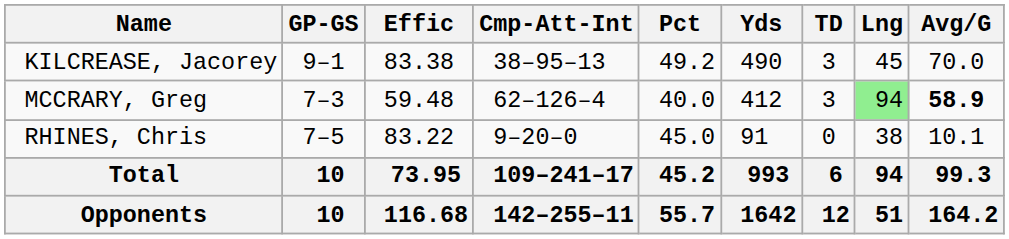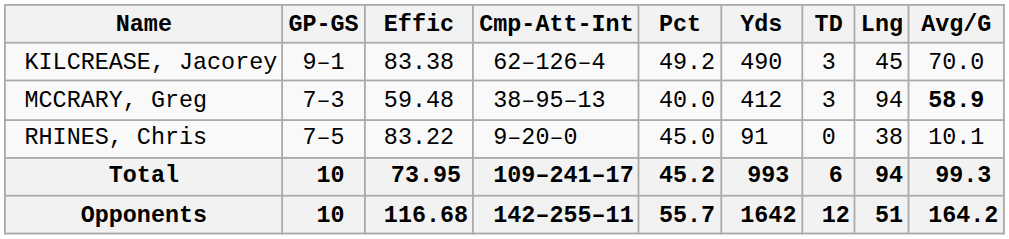(542, 62) 38–95–13 -> (542, 62) 62–126–4
(542, 100) 62–126–4 -> (542, 100) 38–95–13
(882, 100) lightgreen background -> (882, 100) no background
